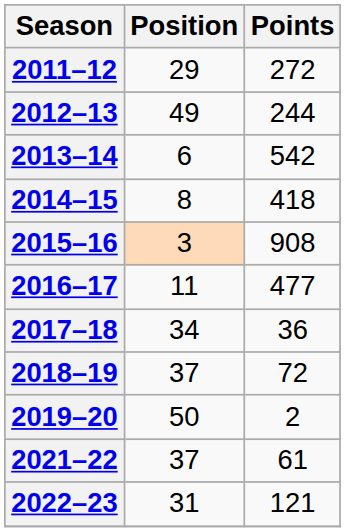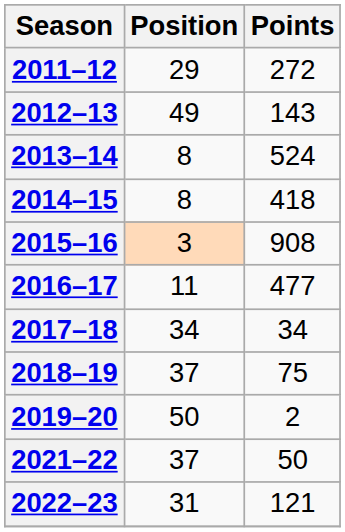(293, 112) 244 -> (293, 112) 143
(184, 156) 6 -> (184, 156) 8
(293, 156) 542 -> (293, 156) 524
(293, 329) 36 -> (293, 329) 34
(293, 373) 72 -> (293, 373) 75
(293, 460) 61 -> (293, 460) 50
